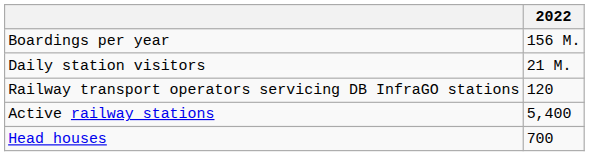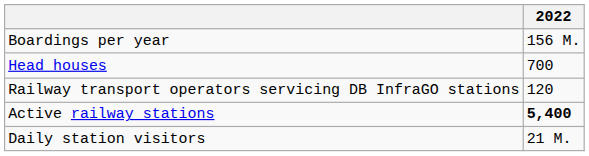rows swapped: (107, 65) <-> (57, 139)
(549, 114) normal -> (549, 114) bold
